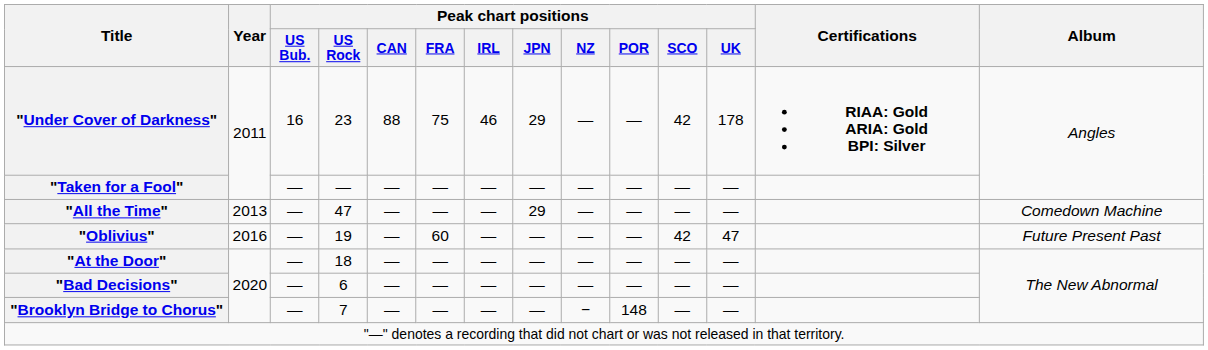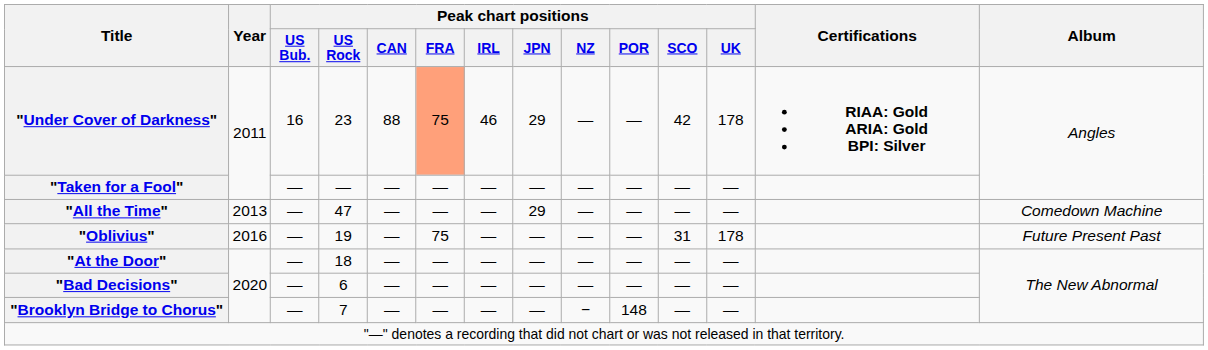(440, 120) no background -> (440, 120) lightsalmon background
(440, 236) 60 -> (440, 236) 75
(682, 236) 42 -> (682, 236) 31
(731, 236) 47 -> (731, 236) 178
